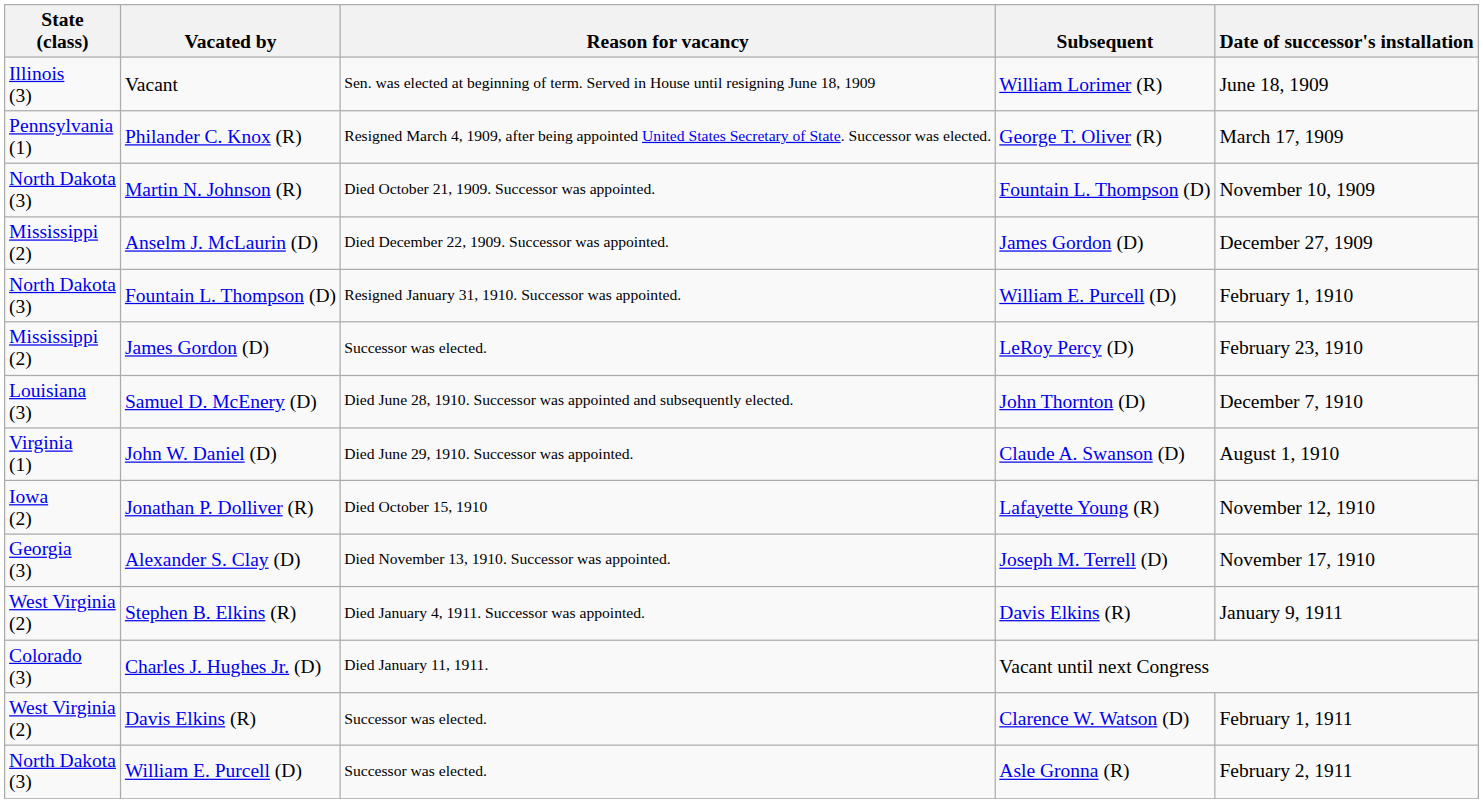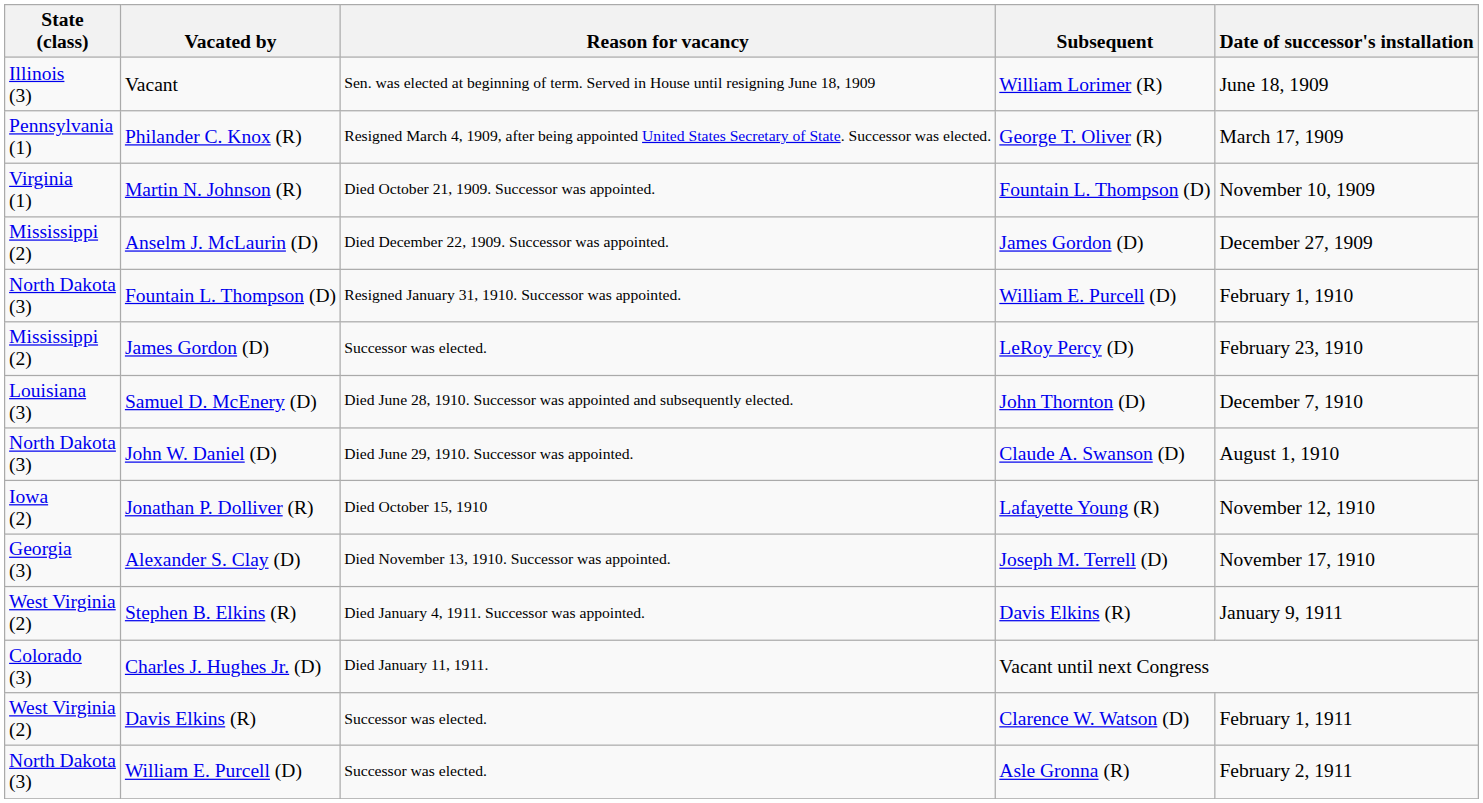(63, 189) North Dakota (3) -> (41, 189) Virginia (1)
(41, 454) Virginia (1) -> (63, 454) North Dakota (3)
